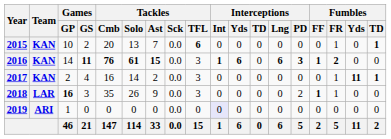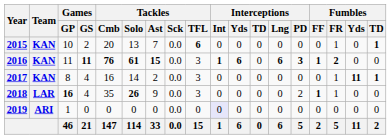(68, 61) 14 -> (68, 61) 11
(68, 77) 2 -> (68, 77) 8
(86, 93) 3 -> (86, 93) 4
(134, 93) normal -> (134, 93) bold
